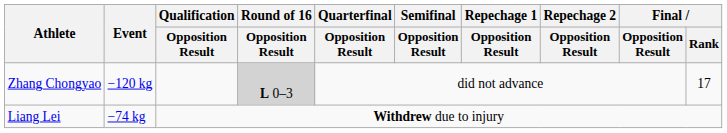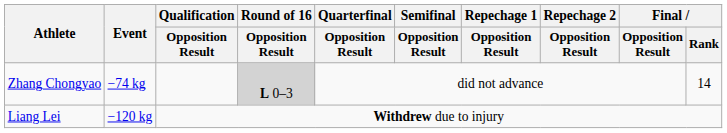(130, 84) −120 kg -> (127, 84) −74 kg
(704, 84) 17 -> (704, 84) 14
(127, 116) −74 kg -> (130, 116) −120 kg
